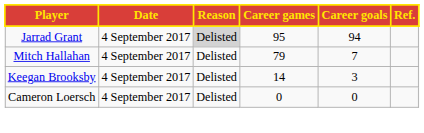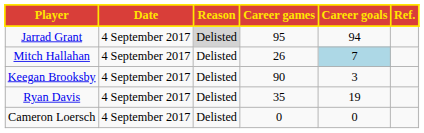(279, 57) 79 -> (279, 57) 26
(355, 57) no background -> (355, 57) lightblue background
(279, 77) 14 -> (279, 77) 90
+ row: (52, 97)
